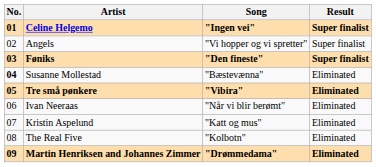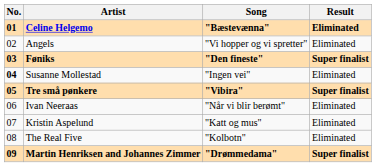(230, 28) "Ingen vei" -> (237, 28) "Bæstevænna"
(340, 28) Super finalist -> (335, 28) Eliminated
(338, 43) Super finalist -> (334, 43) Eliminated
(234, 75) "Bæstevænna" -> (228, 75) "Ingen vei"
(335, 91) Eliminated -> (340, 91) Super finalist
(335, 153) Eliminated -> (340, 153) Super finalist
